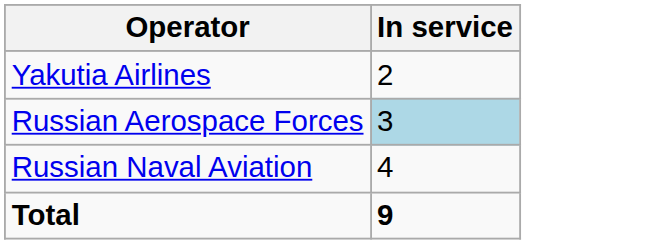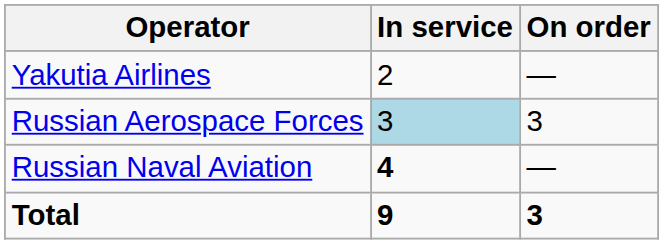+ column: (589, 27)
(385, 167) normal -> (385, 167) bold
